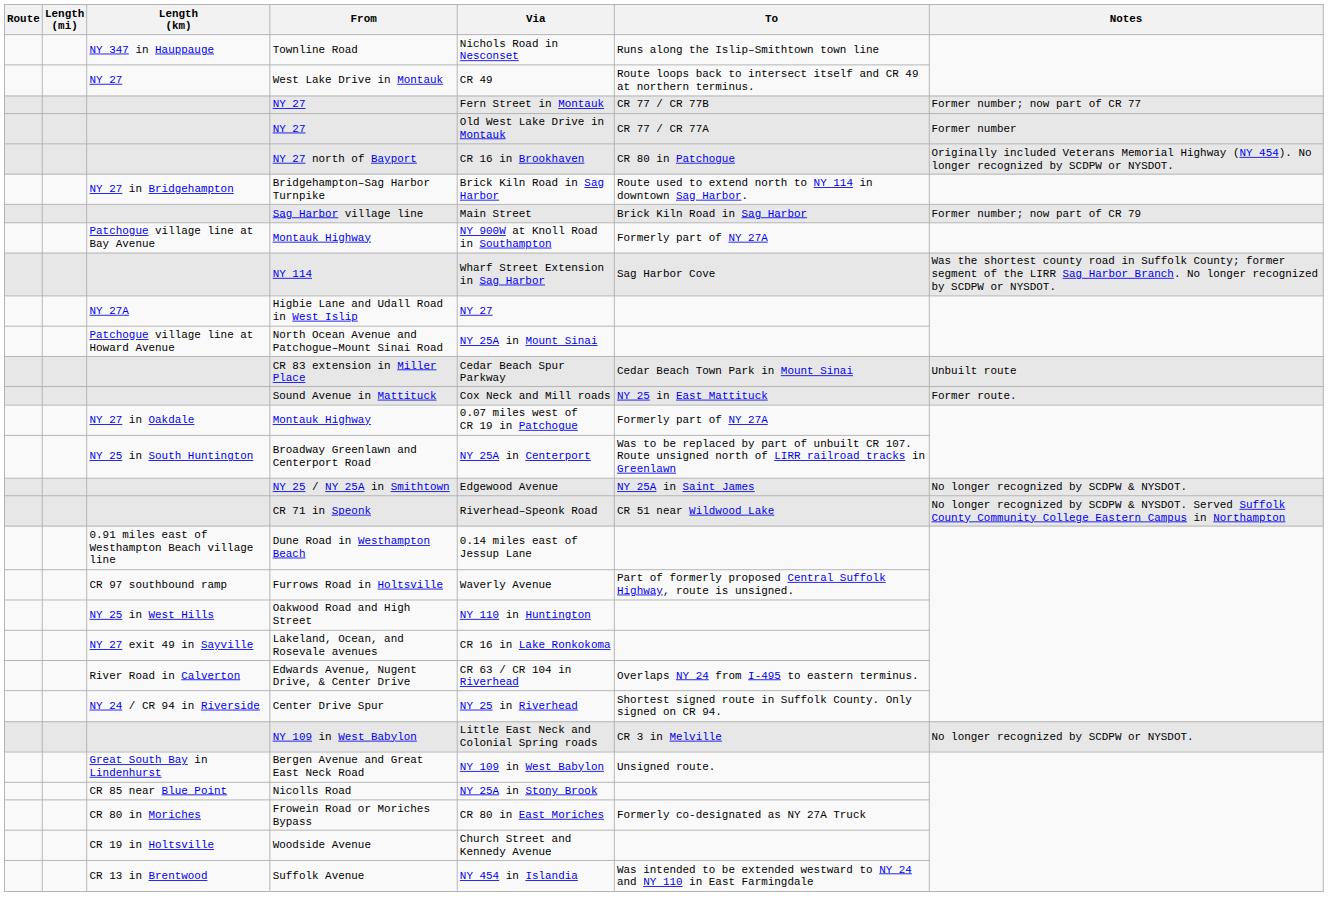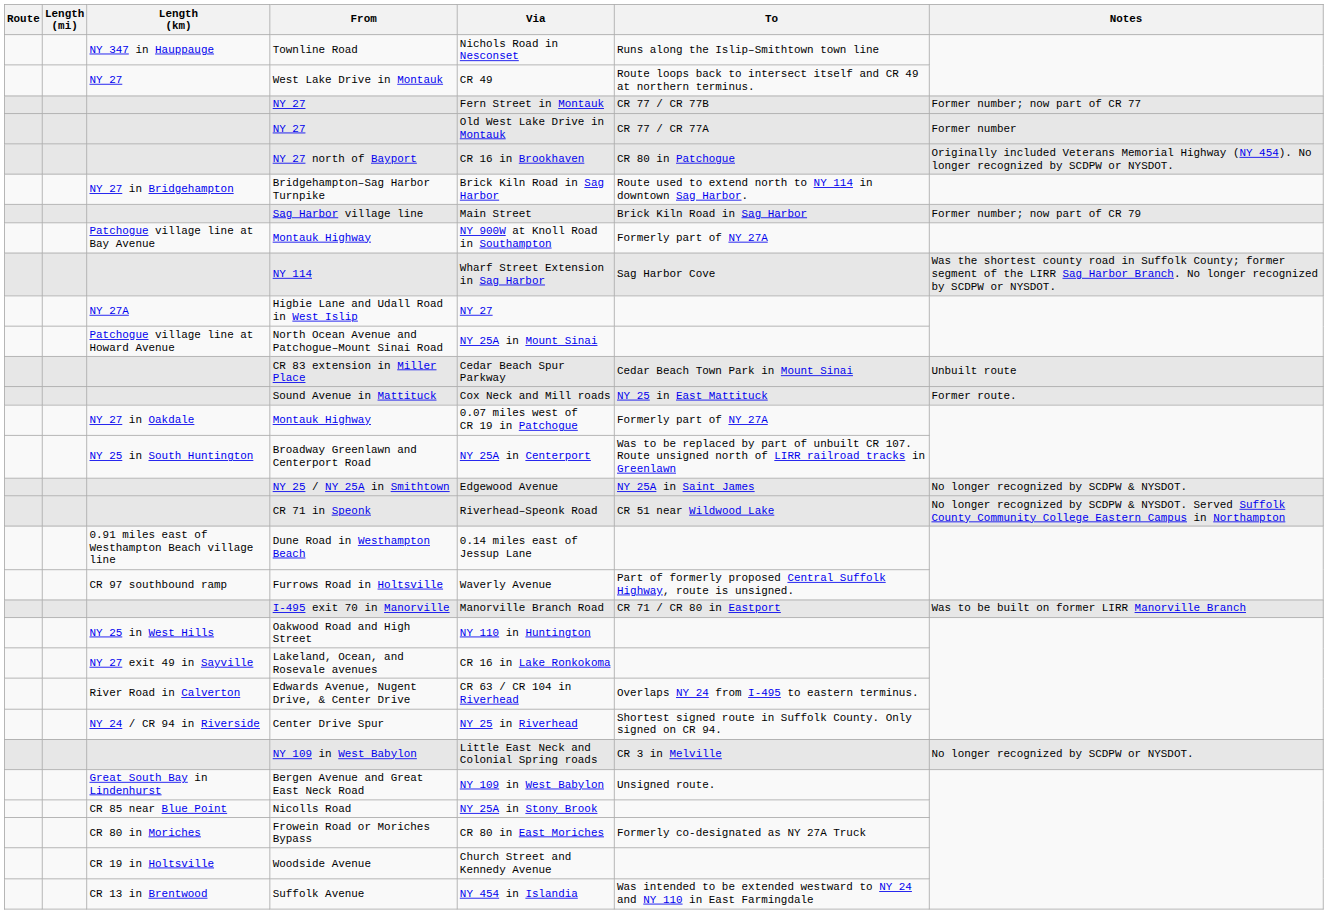+ row: (178, 609)
